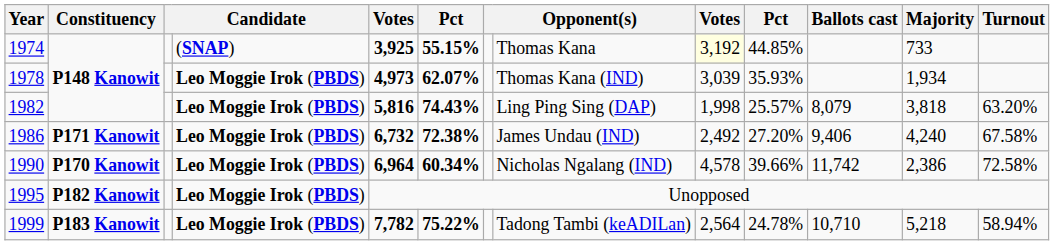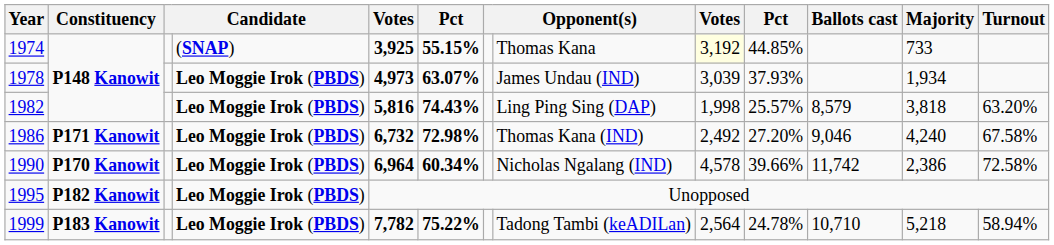(451, 77) 62.07% -> (451, 77) 63.07%
(570, 77) Thomas Kana (IND) -> (568, 77) James Undau (IND)
(776, 77) 35.93% -> (776, 77) 37.93%
(831, 107) 8,079 -> (831, 107) 8,579
(451, 136) 72.38% -> (451, 136) 72.98%
(568, 136) James Undau (IND) -> (570, 136) Thomas Kana (IND)
(831, 136) 9,406 -> (831, 136) 9,046
